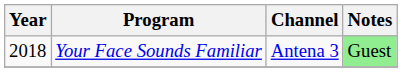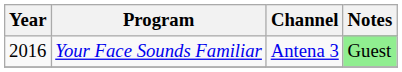(28, 51) 2018 -> (28, 51) 2016
